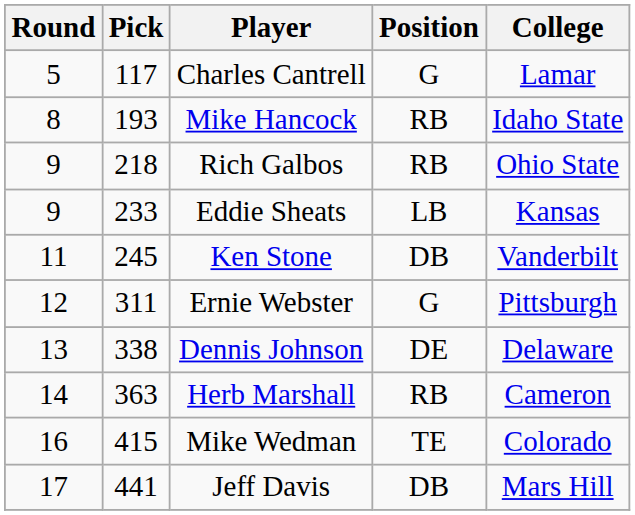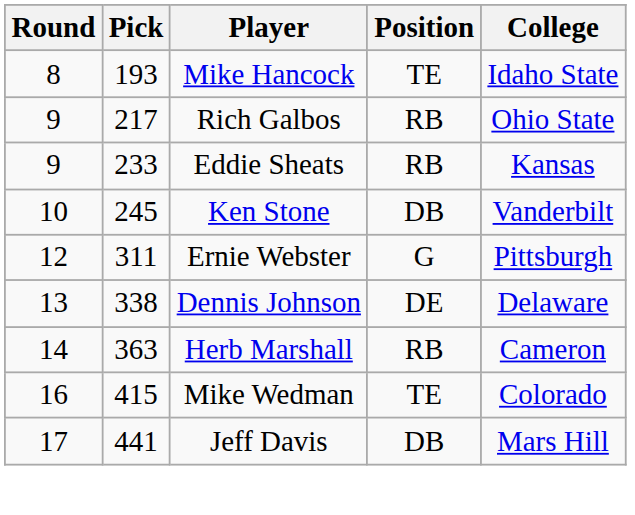- row: (271, 73)
(429, 119) RB -> (424, 73) TE
(136, 165) 218 -> (136, 119) 217
(429, 211) LB -> (424, 165) RB
(53, 257) 11 -> (53, 211) 10
